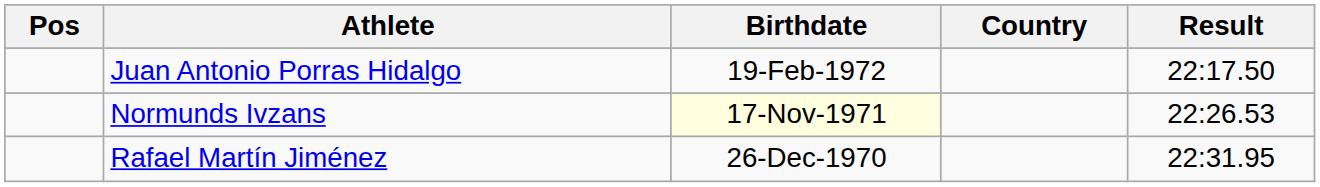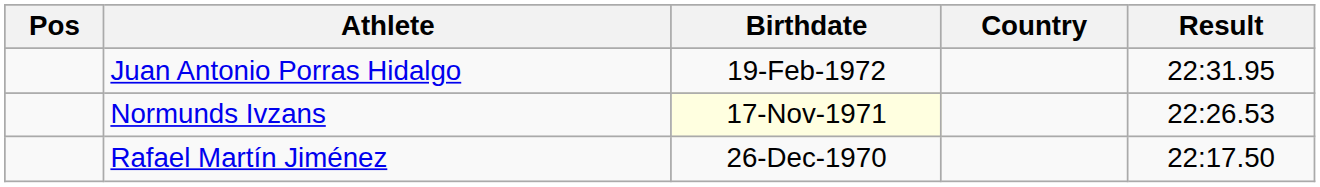(1221, 70) 22:17.50 -> (1221, 70) 22:31.95
(1221, 158) 22:31.95 -> (1221, 158) 22:17.50
